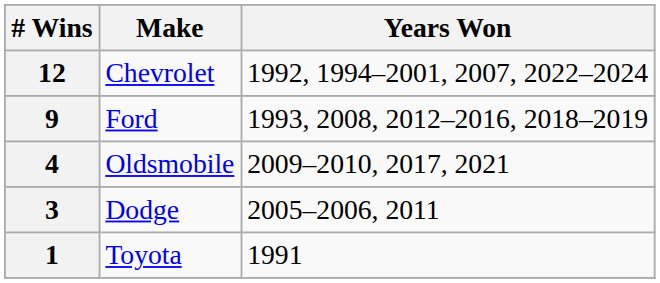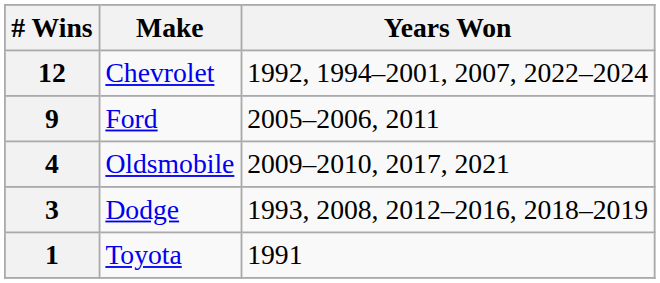(448, 118) 1993, 2008, 2012–2016, 2018–2019 -> (343, 118) 2005–2006, 2011
(343, 209) 2005–2006, 2011 -> (448, 209) 1993, 2008, 2012–2016, 2018–2019
